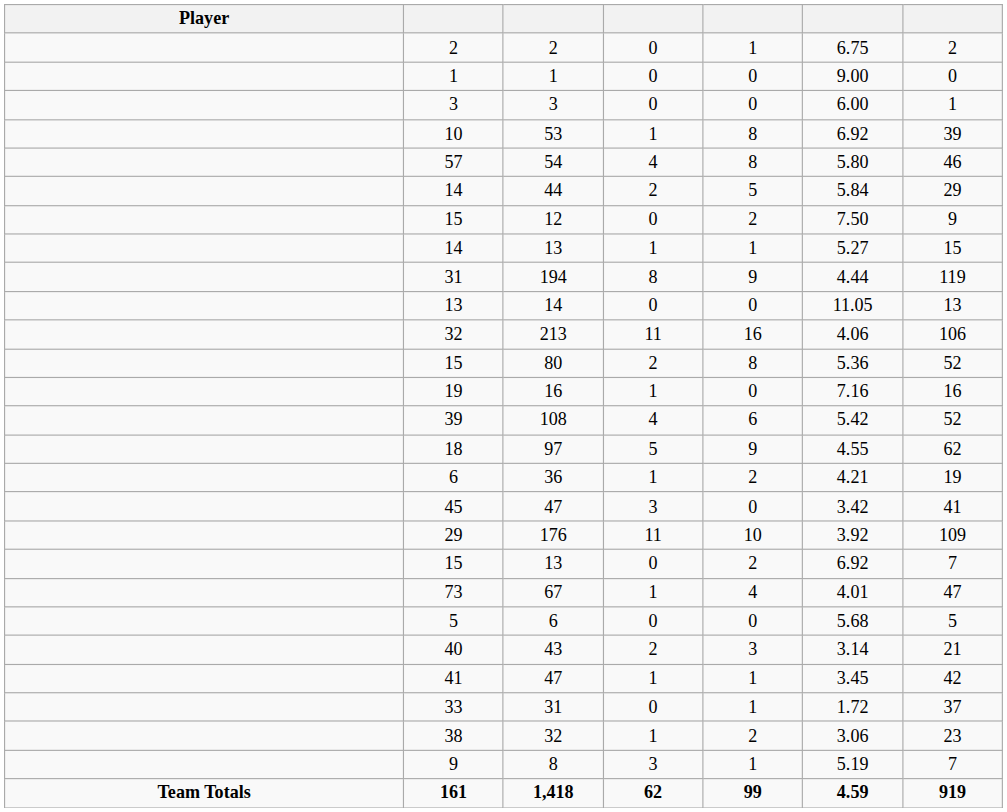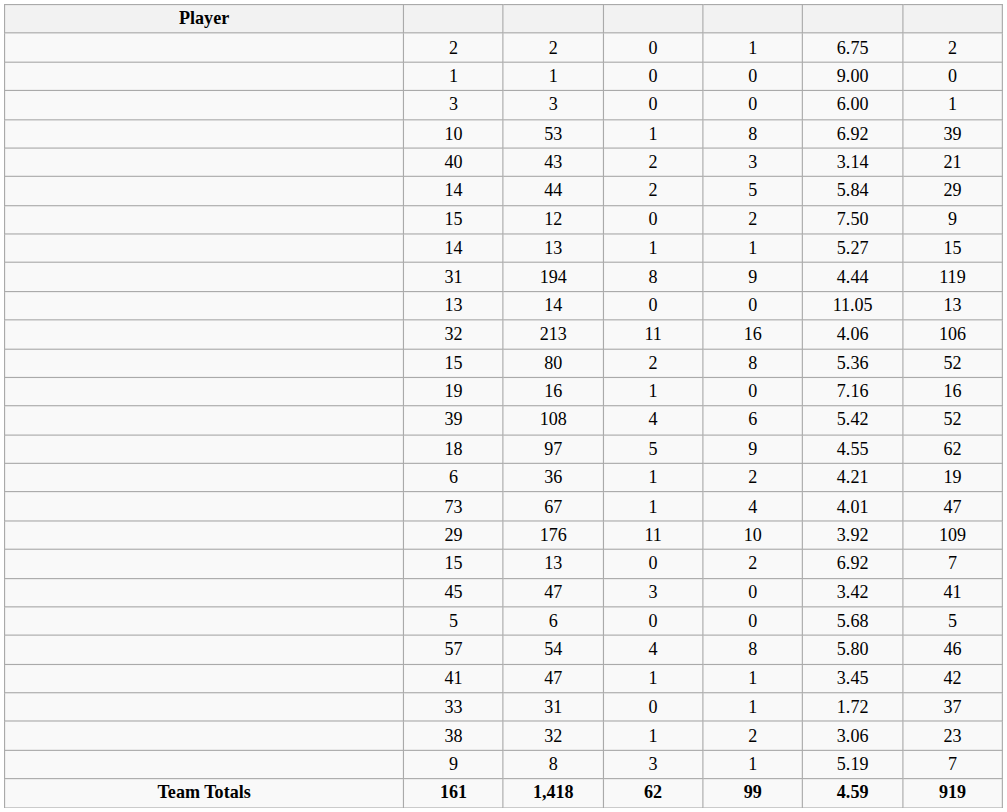rows swapped: (454, 162) <-> (454, 649)
rows swapped: (454, 592) <-> (454, 506)
